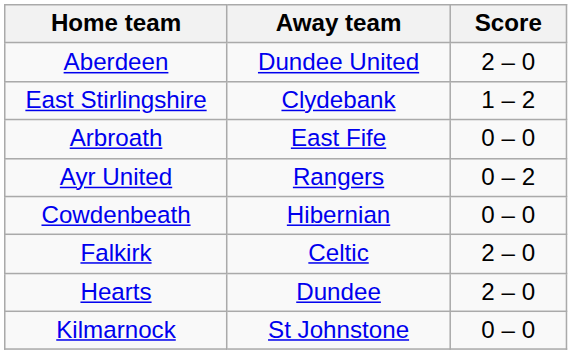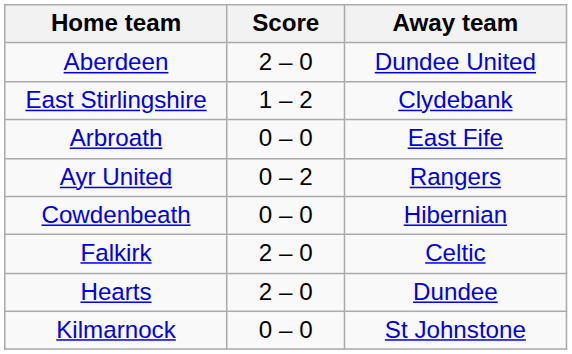columns swapped: (508, 23) <-> (339, 23)
